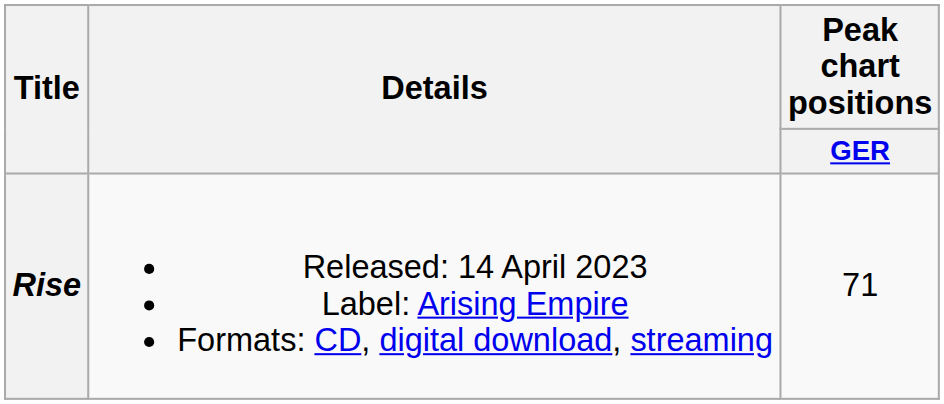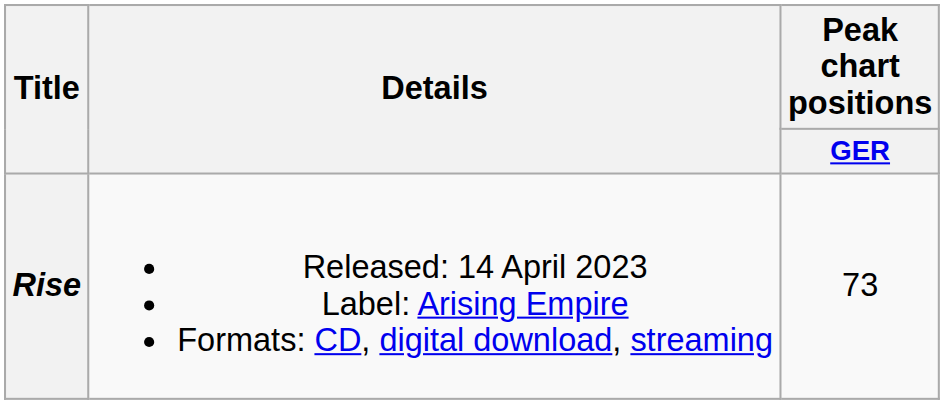(860, 285) 71 -> (860, 285) 73
